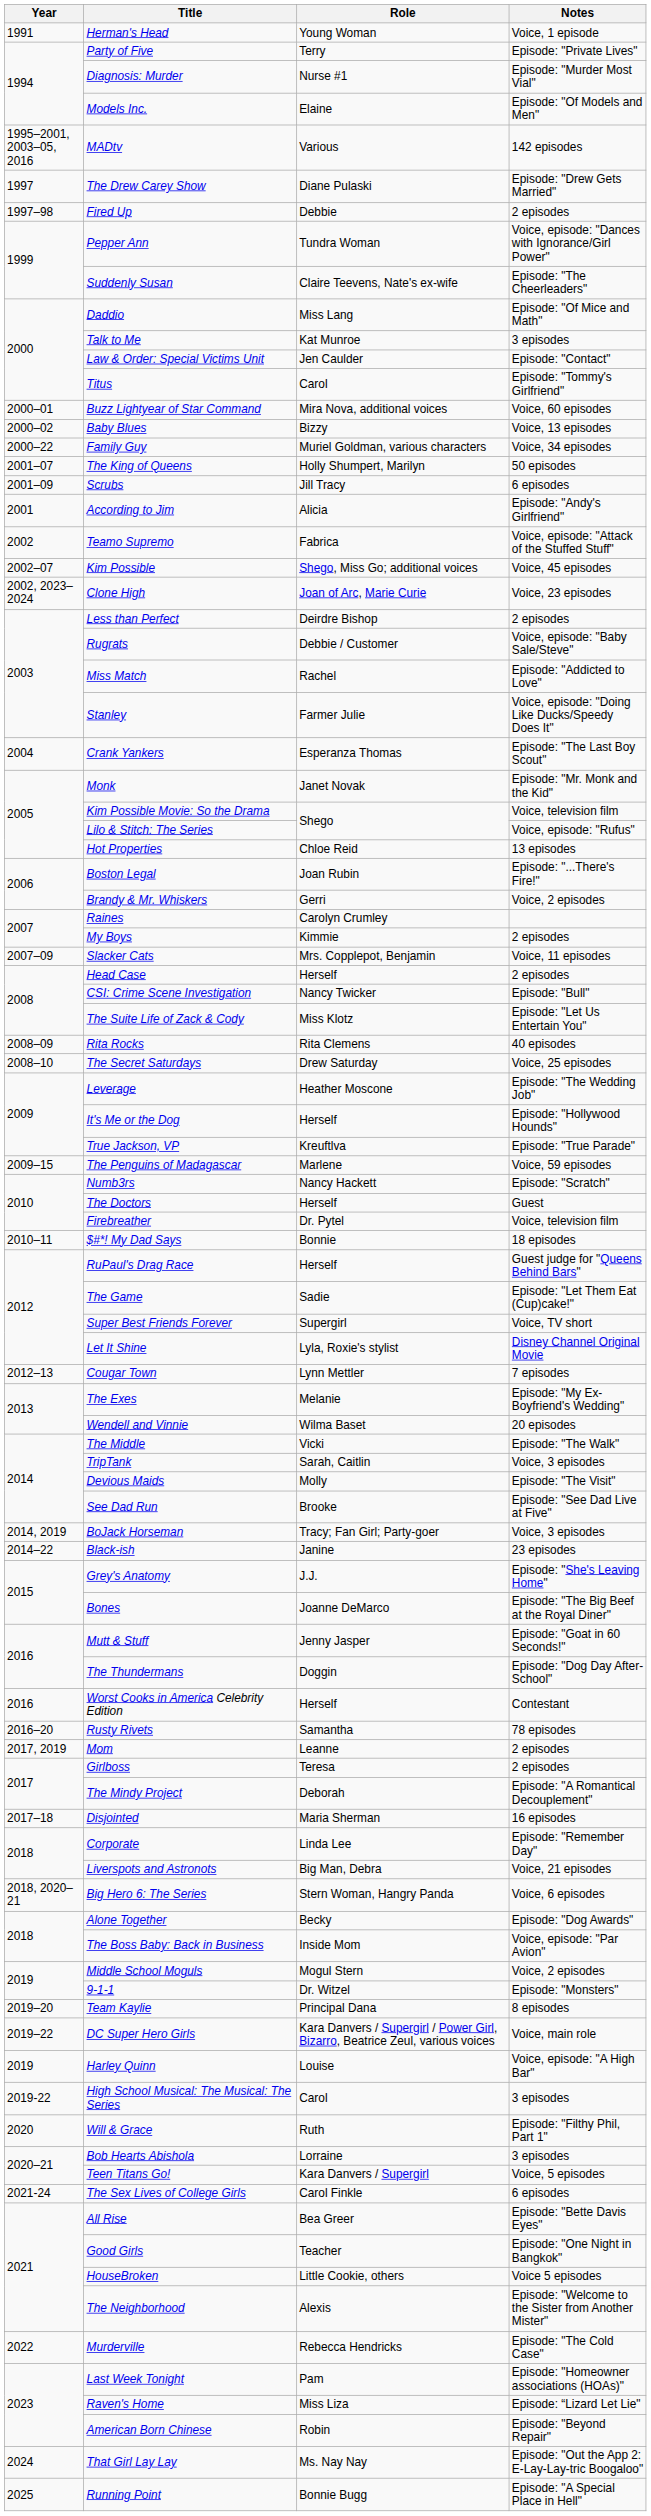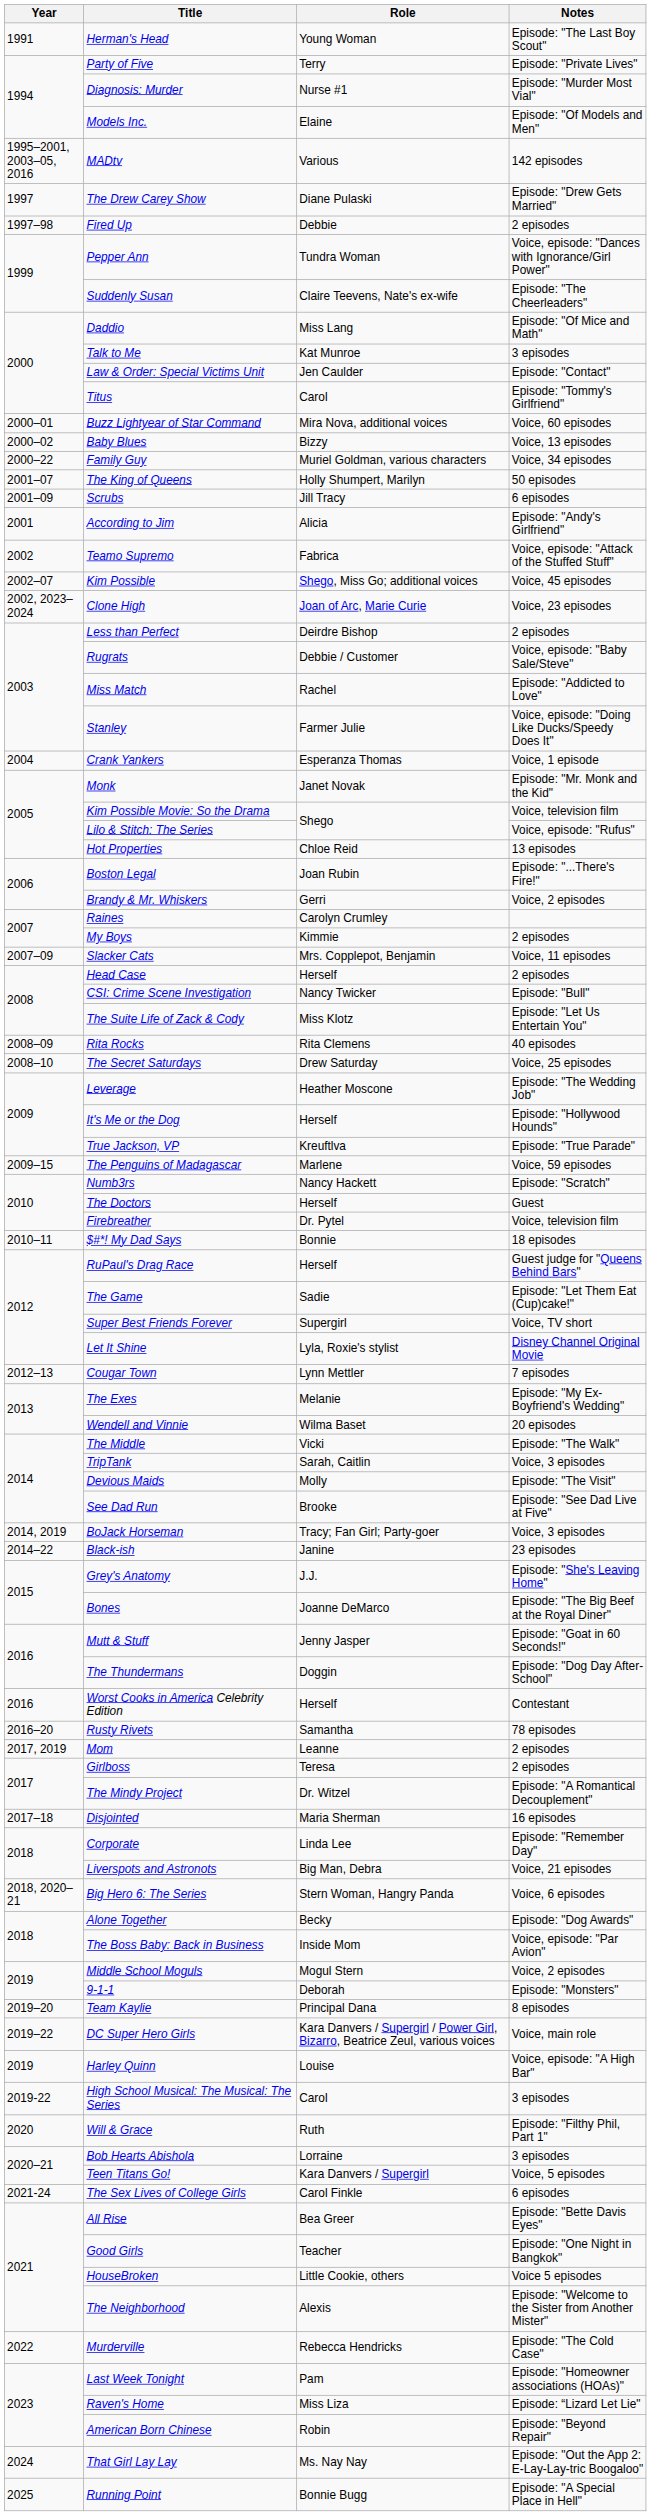(555, 32) Voice, 1 episode -> (574, 39) Episode: "The Last Boy Scout"
(574, 753) Episode: "The Last Boy Scout" -> (555, 760) Voice, 1 episode
(322, 1793) Deborah -> (325, 1793) Dr. Witzel
(325, 1990) Dr. Witzel -> (322, 1990) Deborah
